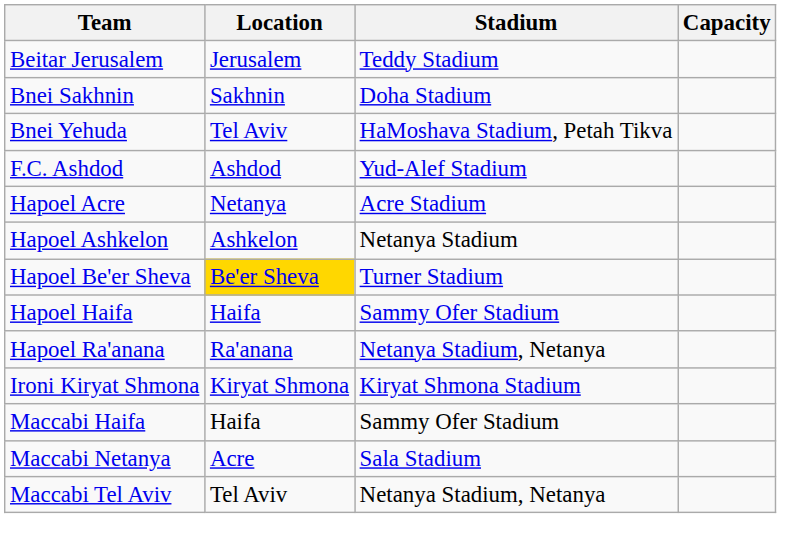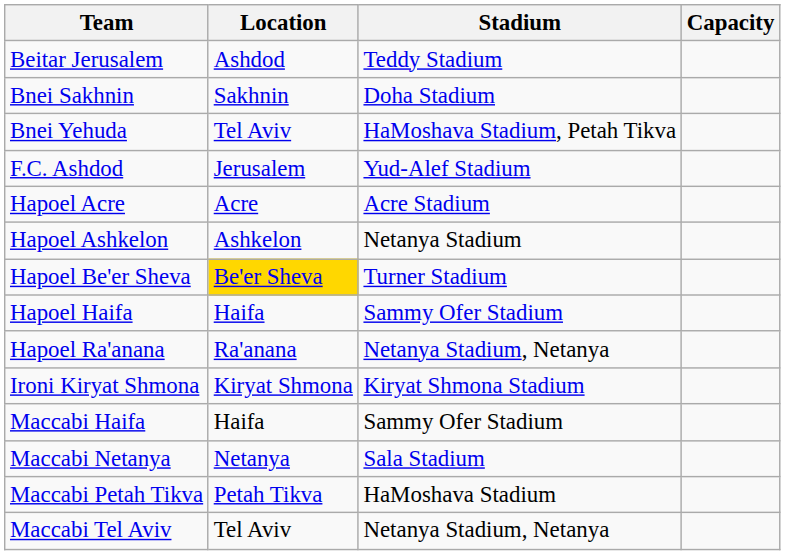(256, 58) Jerusalem -> (249, 58) Ashdod
(245, 167) Ashdod -> (259, 167) Jerusalem
(248, 204) Netanya -> (236, 204) Acre
(232, 458) Acre -> (252, 458) Netanya
+ row: (107, 494)
